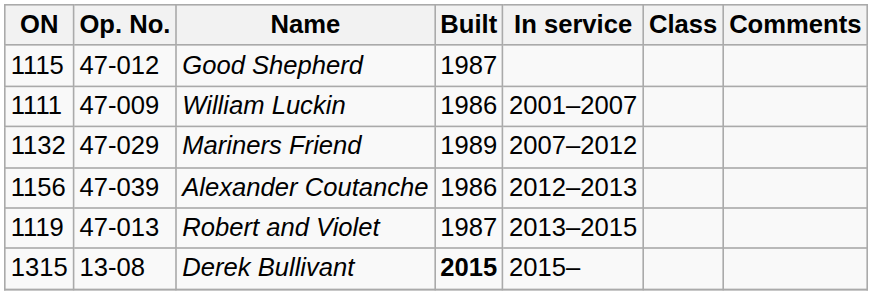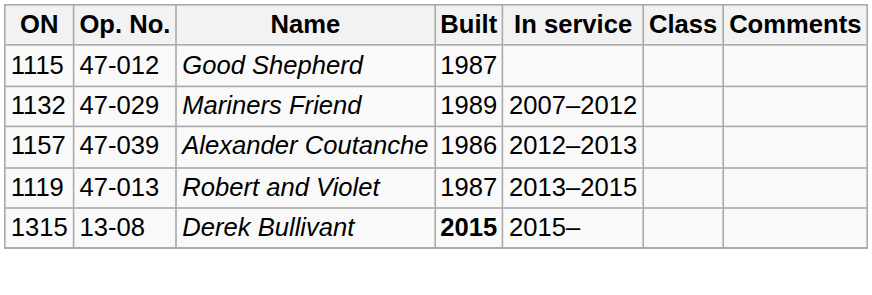- row: (264, 106)
(38, 187) 1156 -> (38, 146) 1157
